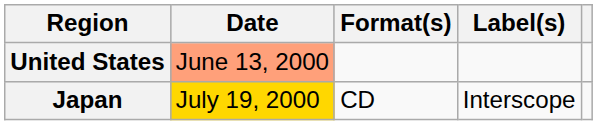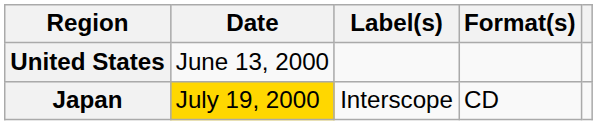columns swapped: (396, 23) <-> (519, 23)
(252, 61) lightsalmon background -> (252, 61) no background
